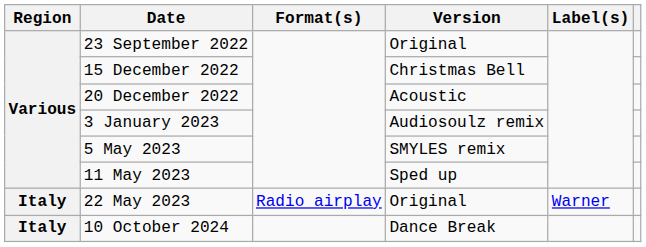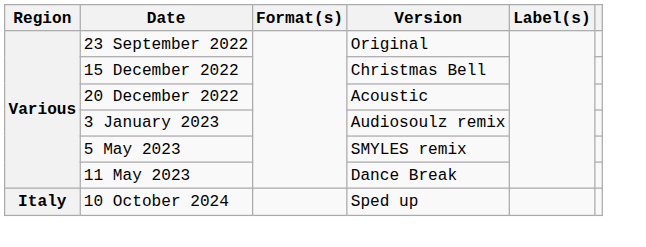(423, 175) Sped up -> (404, 175) Dance Break
- row: (137, 202)
(443, 228) Dance Break -> (385, 202) Sped up
